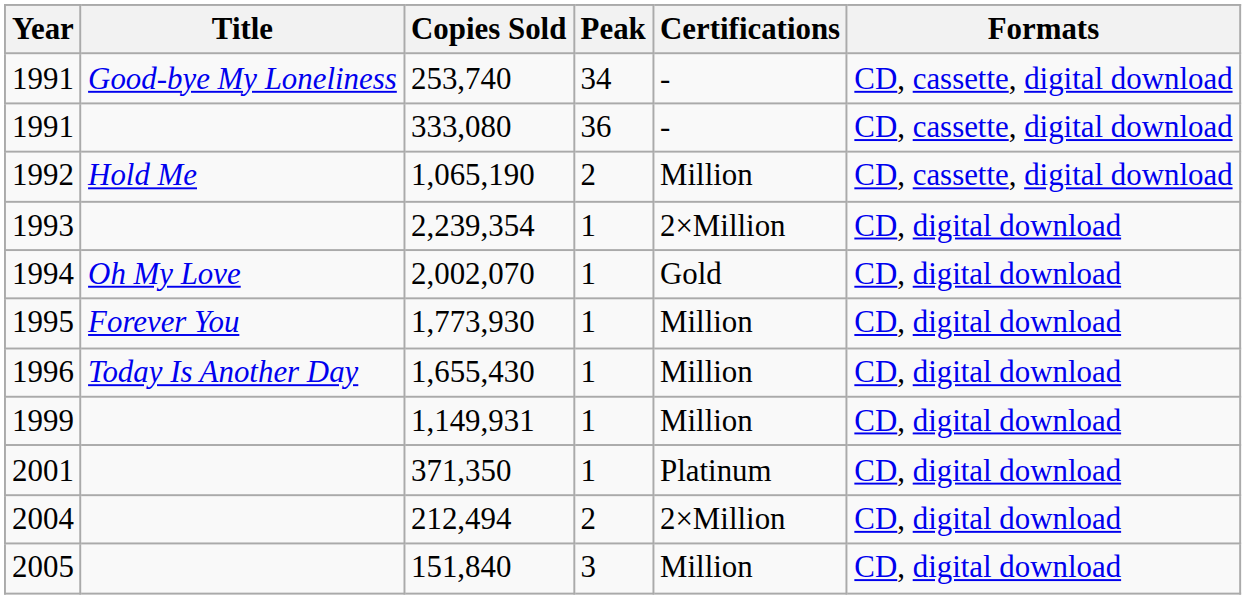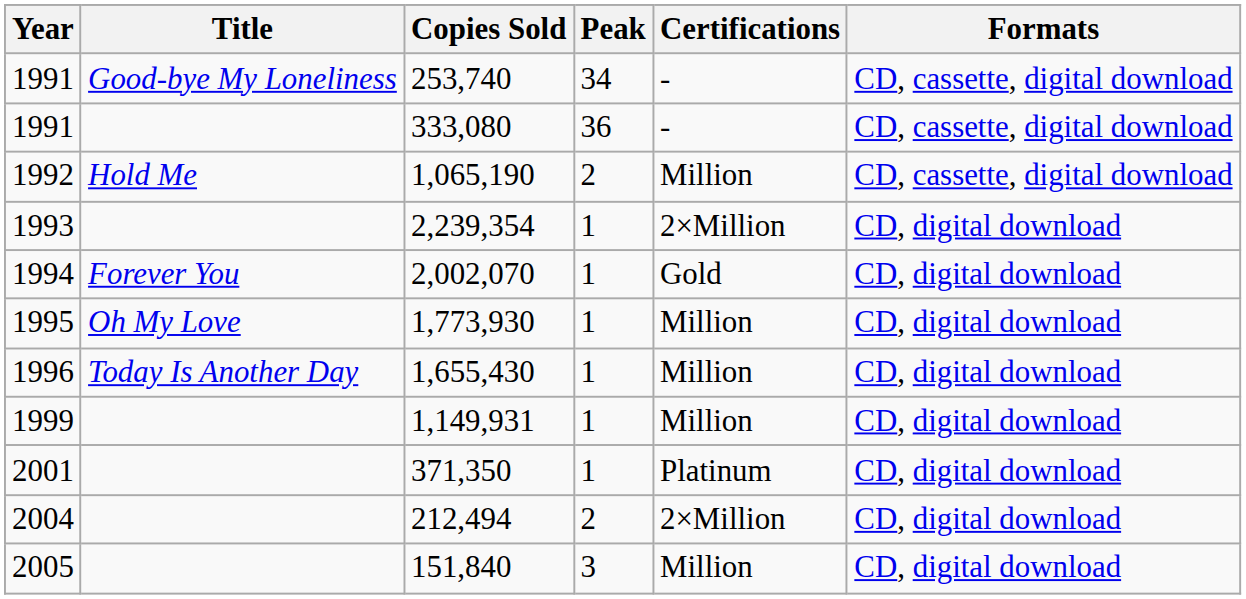(164, 273) Oh My Love -> (164, 273) Forever You
(164, 322) Forever You -> (164, 322) Oh My Love
